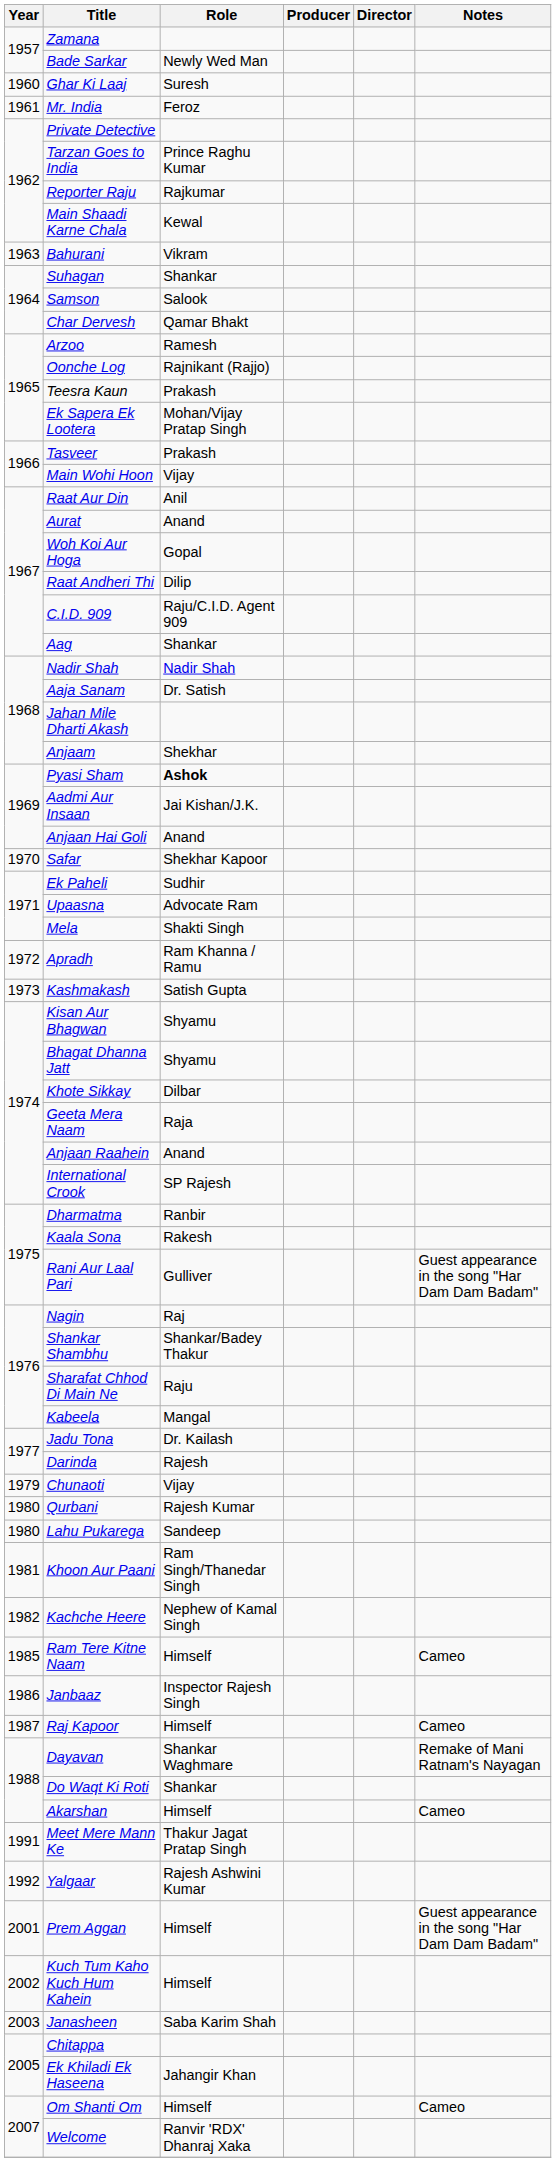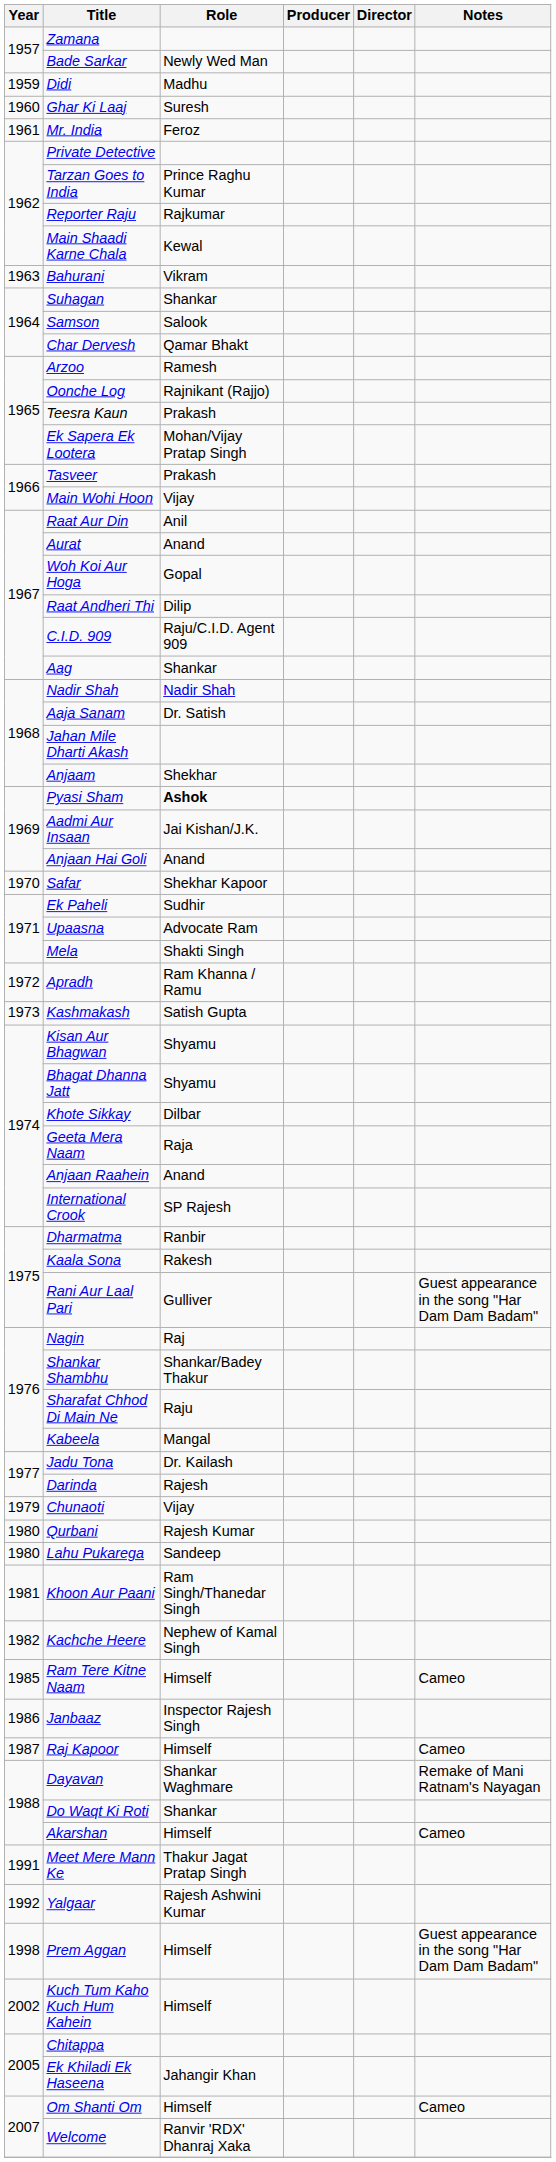+ row: (59, 84)
(24, 1928) 2001 -> (24, 1951) 1998
- row: (82, 2022)
